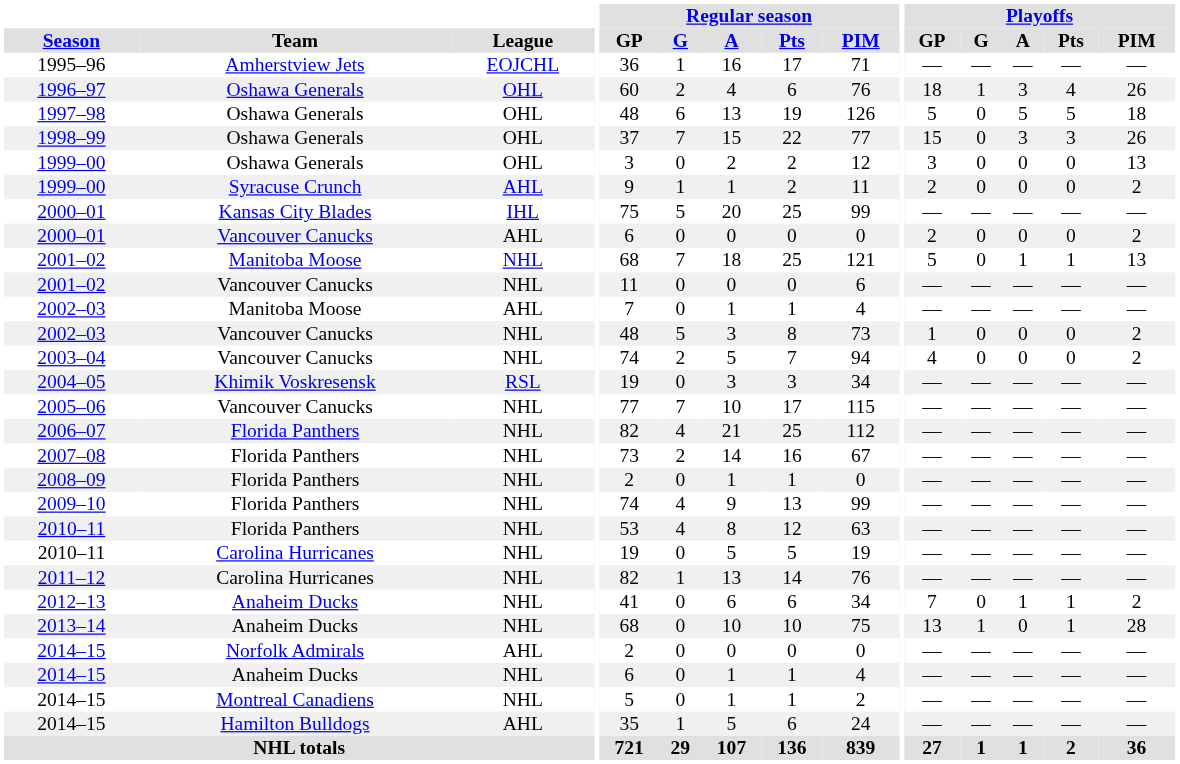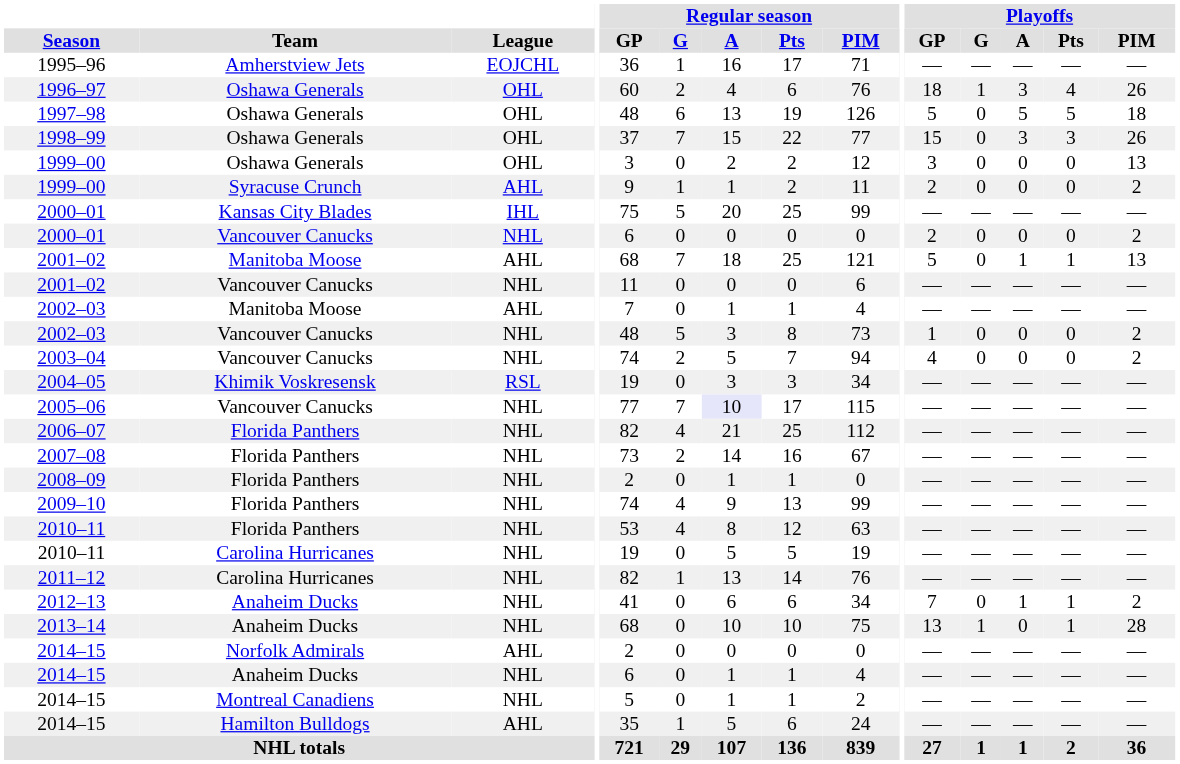(523, 235) AHL -> (523, 235) NHL
(523, 260) NHL -> (523, 260) AHL
(732, 406) no background -> (732, 406) lavender background
